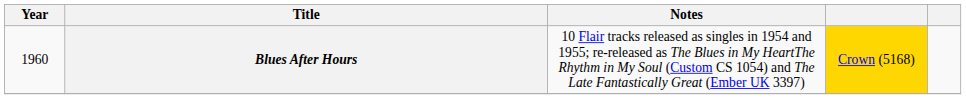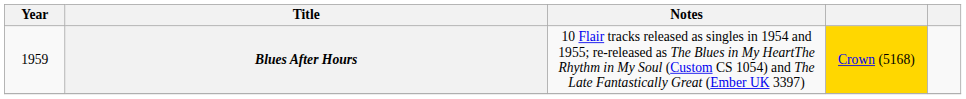(35, 59) 1960 -> (35, 59) 1959
